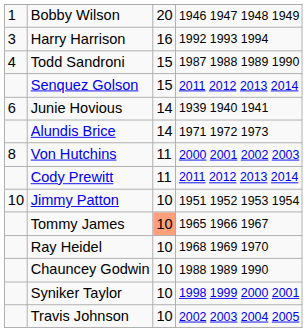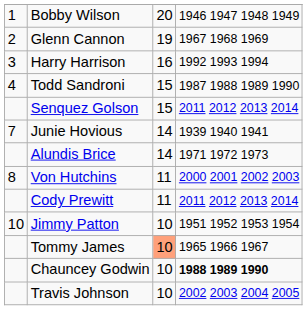+ row: (78, 39)
(12, 108) 6 -> (12, 131) 7
- row: (66, 246)
(224, 270) normal -> (224, 270) bold
- row: (76, 293)
